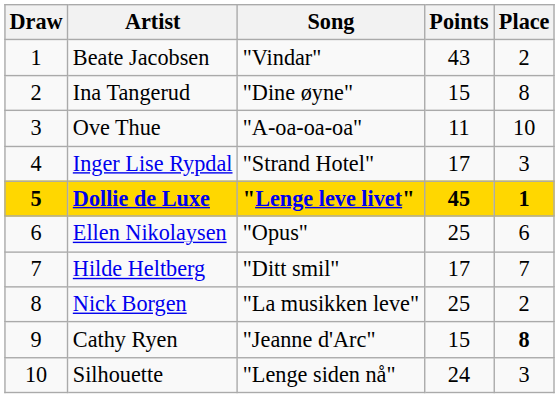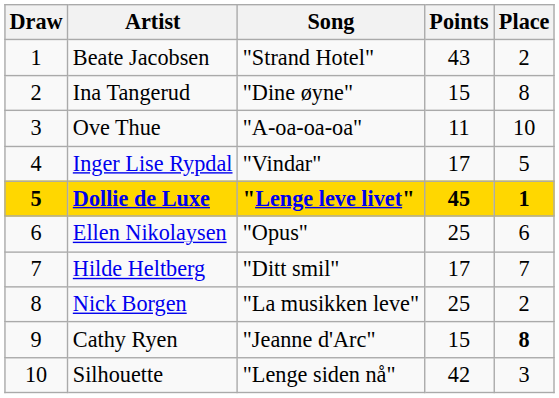(282, 57) "Vindar" -> (308, 57) "Strand Hotel"
(308, 163) "Strand Hotel" -> (282, 163) "Vindar"
(524, 163) 3 -> (524, 163) 5
(459, 374) 24 -> (459, 374) 42
